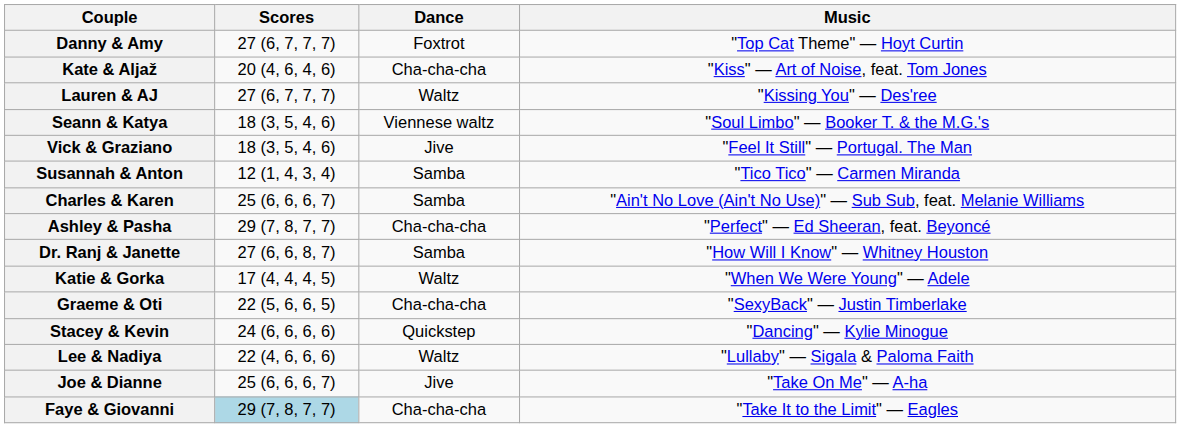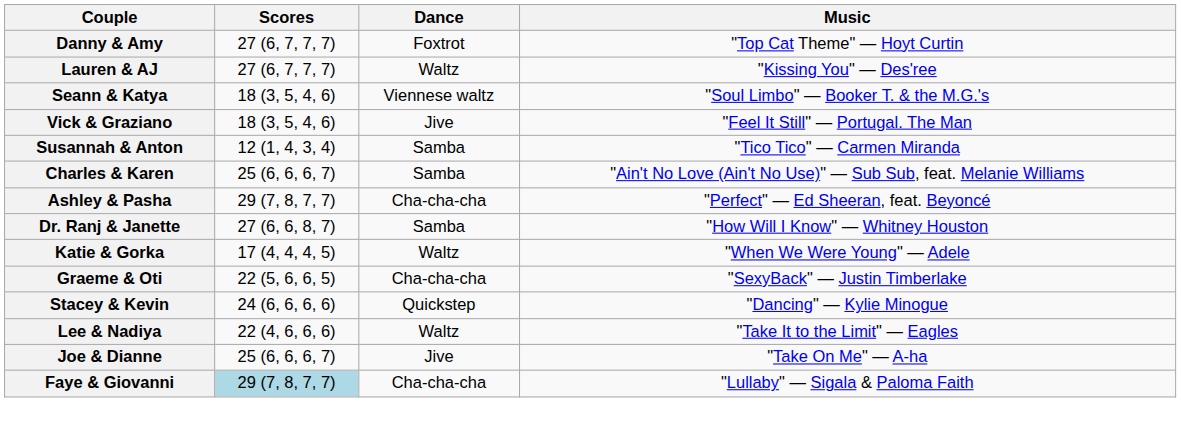- row: (110, 69)
(847, 357) "Lullaby" — Sigala & Paloma Faith -> (847, 331) "Take It to the Limit" — Eagles
(847, 409) "Take It to the Limit" — Eagles -> (847, 383) "Lullaby" — Sigala & Paloma Faith
